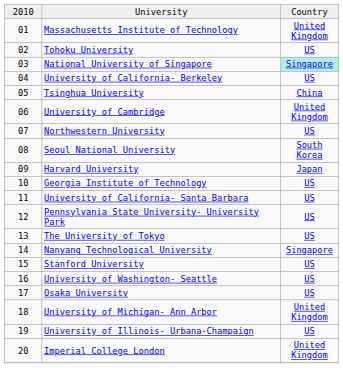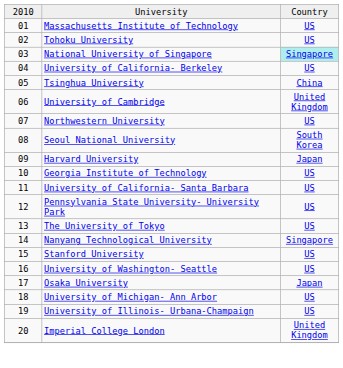(309, 31) United Kingdom -> (309, 26) US
(309, 293) US -> (309, 283) Japan
(309, 312) United Kingdom -> (309, 297) US
